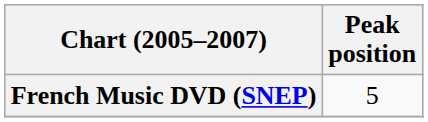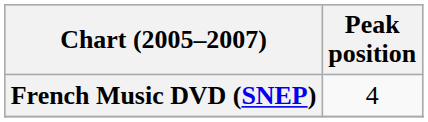(372, 95) 5 -> (372, 95) 4
